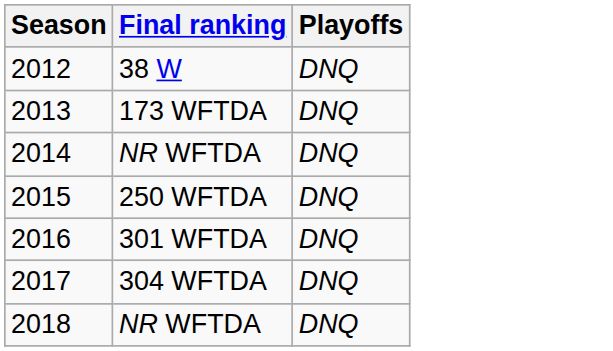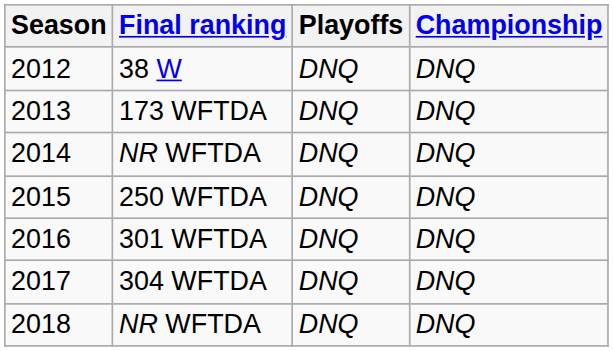+ column: (509, 25)
